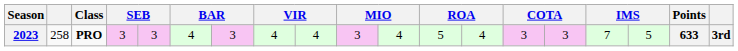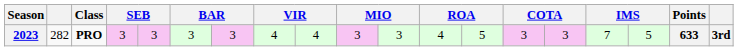(60, 35) 258 -> (60, 35) 282
(191, 35) 4 -> (191, 35) 3
(399, 35) 4 -> (399, 35) 3
(441, 35) 5 -> (441, 35) 4
(482, 35) 4 -> (482, 35) 5
